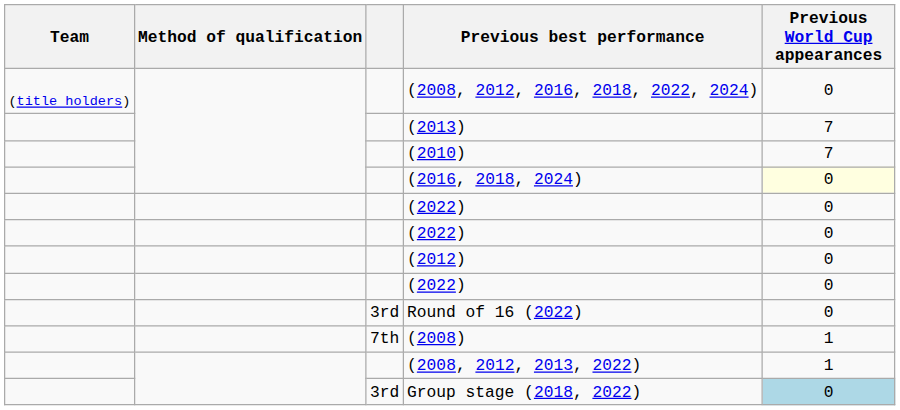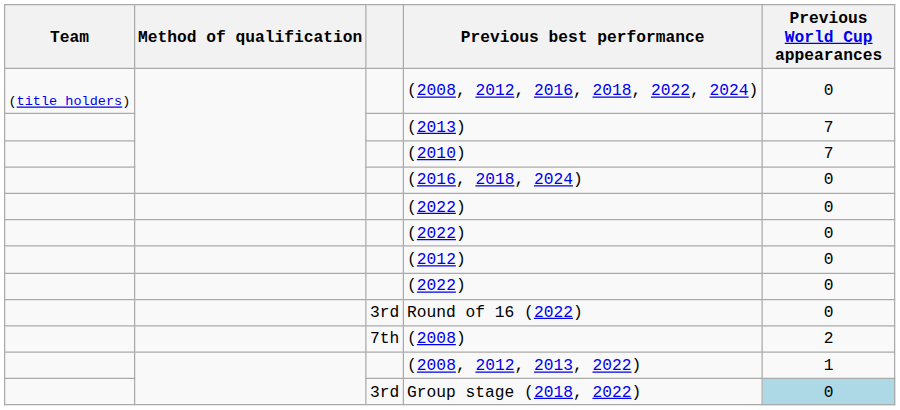(829, 180) lightyellow background -> (829, 180) no background
(829, 339) 1 -> (829, 339) 2
